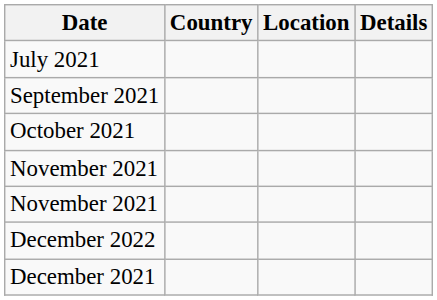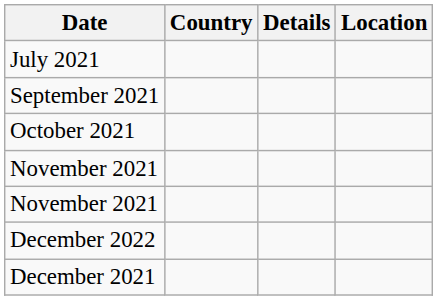columns swapped: (306, 22) <-> (394, 22)
